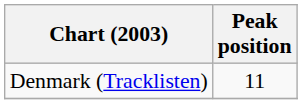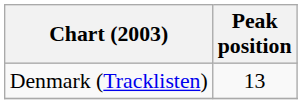(255, 80) 11 -> (255, 80) 13
